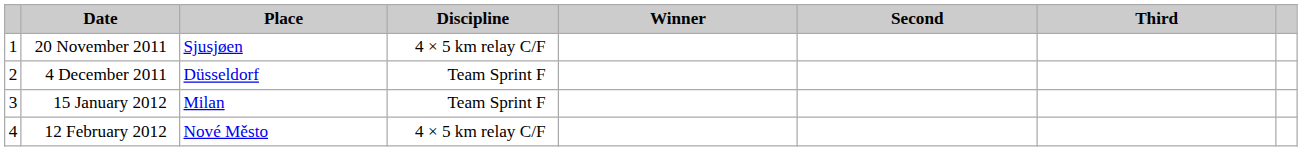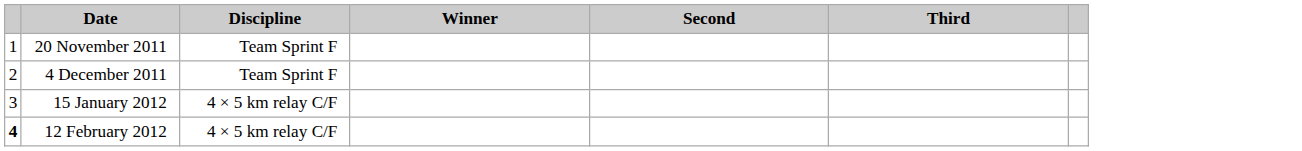- column: (284, 18)
(485, 46) 4 × 5 km relay C/F -> (293, 46) Team Sprint F
(501, 102) Team Sprint F -> (276, 102) 4 × 5 km relay C/F
(13, 130) normal -> (13, 130) bold
